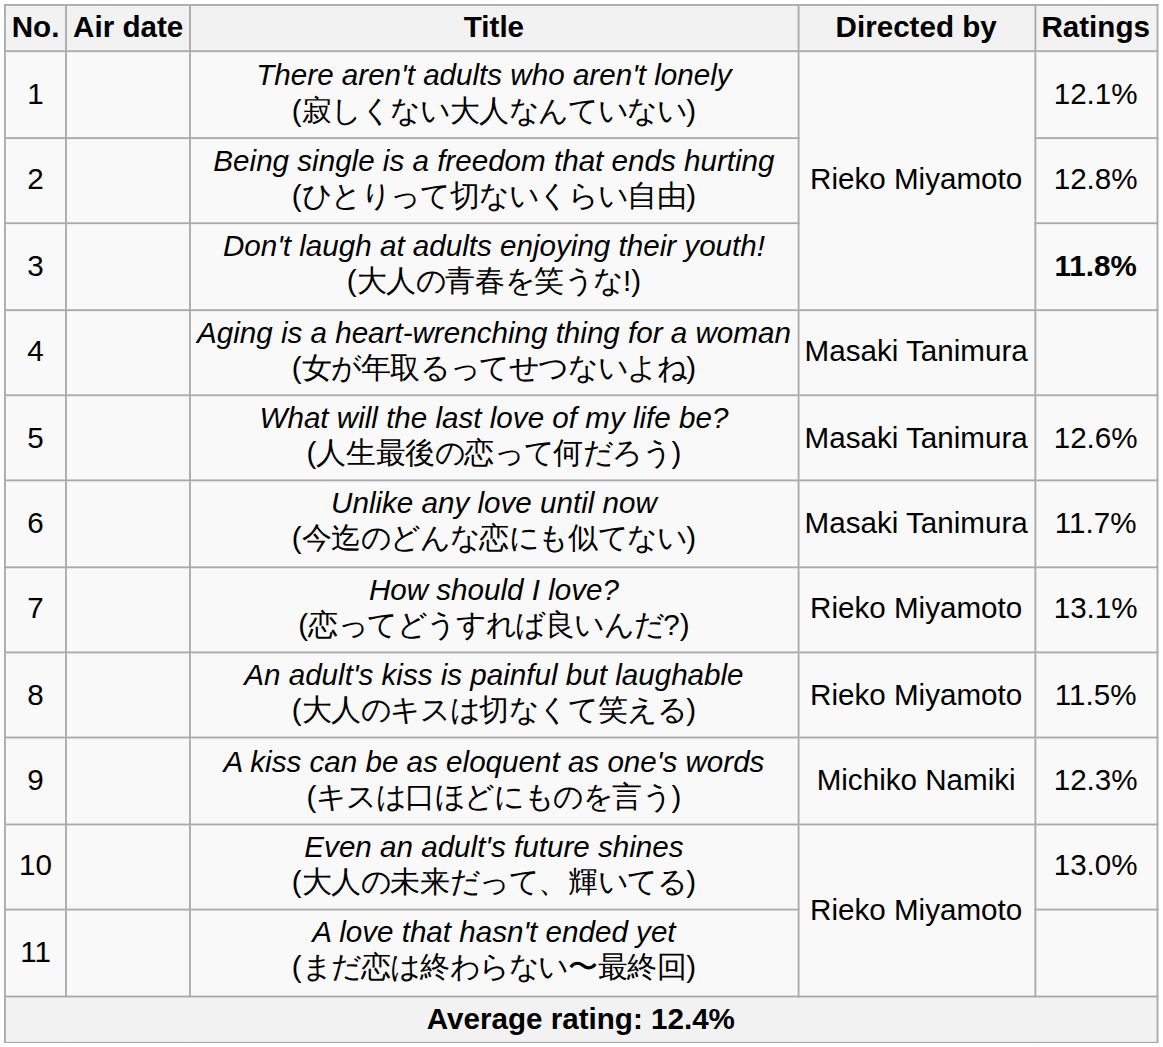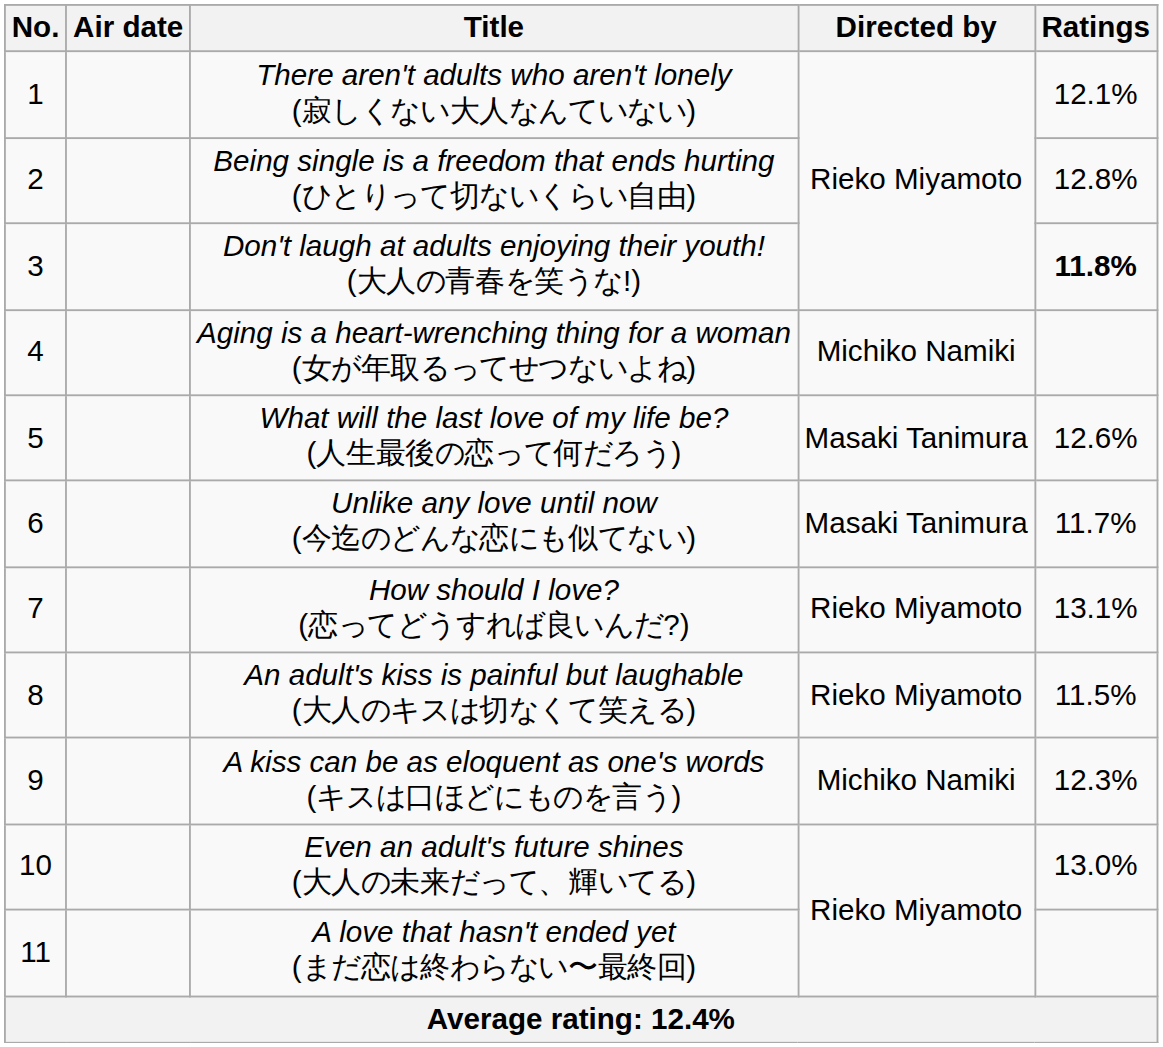(916, 351) Masaki Tanimura -> (916, 351) Michiko Namiki
